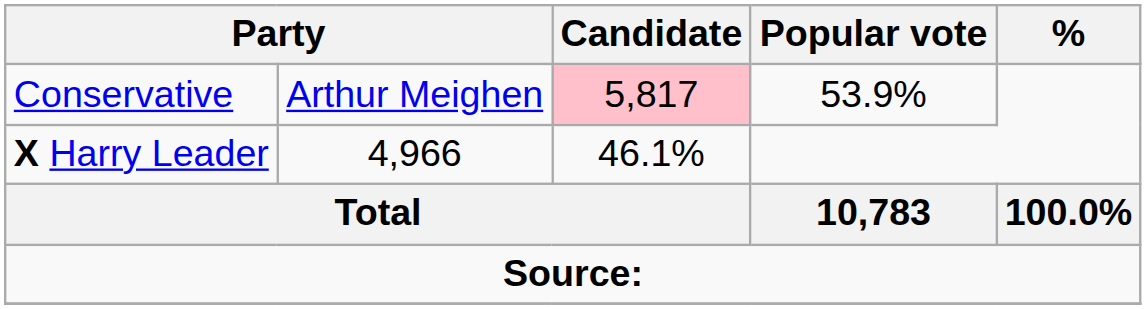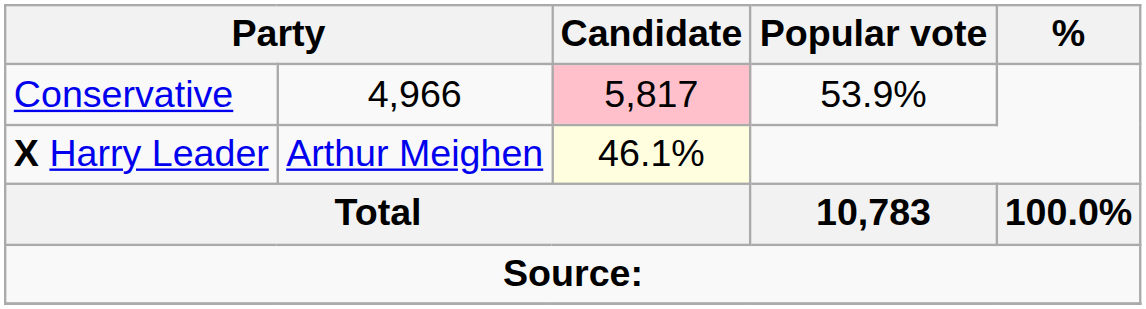(415, 93) Arthur Meighen -> (415, 93) 4,966
(415, 153) 4,966 -> (415, 153) Arthur Meighen
(651, 153) no background -> (651, 153) lightyellow background
